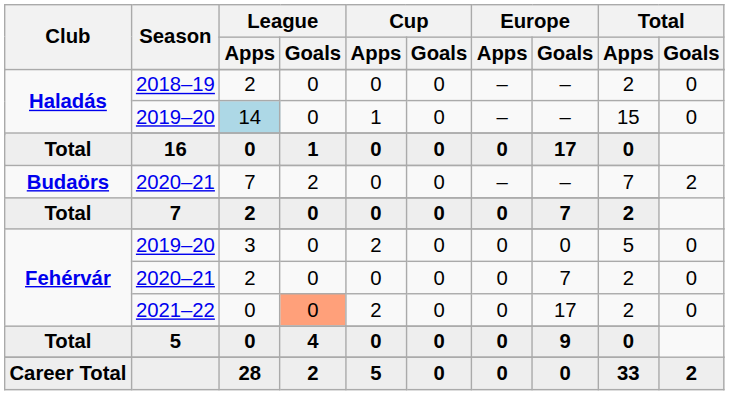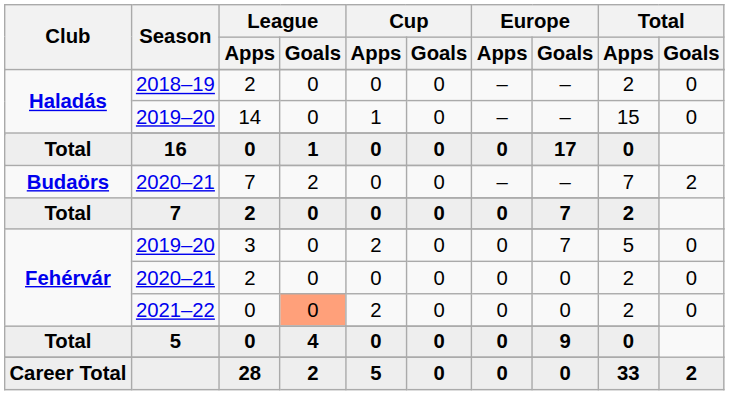(250, 117) lightblue background -> (250, 117) no background
(565, 246) 0 -> (565, 246) 7
(565, 278) 7 -> (565, 278) 0
(565, 310) 17 -> (565, 310) 0
